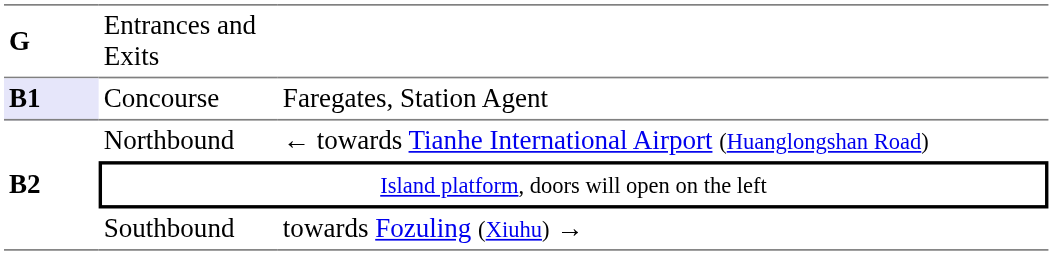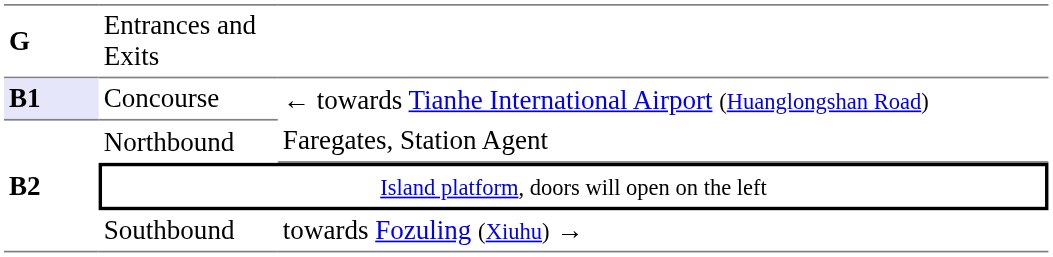(415, 98) Faregates, Station Agent -> (606, 99) ← towards Tianhe International Airport (Huanglongshan Road)
(606, 140) ← towards Tianhe International Airport (Huanglongshan Road) -> (415, 140) Faregates, Station Agent
